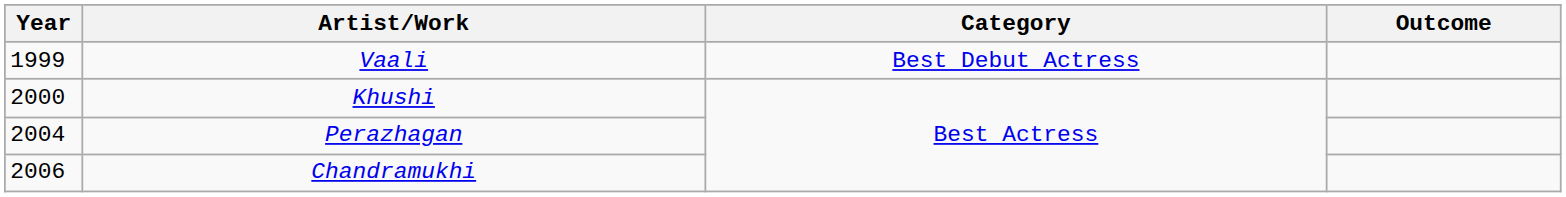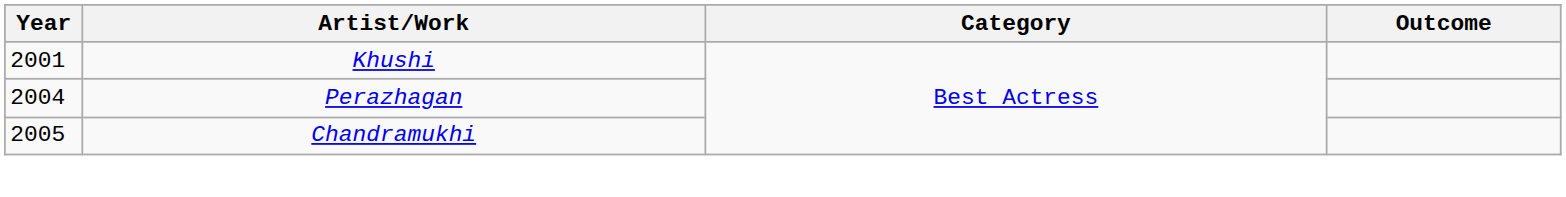- row: (394, 61)
(38, 98) 2000 -> (38, 61) 2001
(38, 173) 2006 -> (38, 135) 2005
